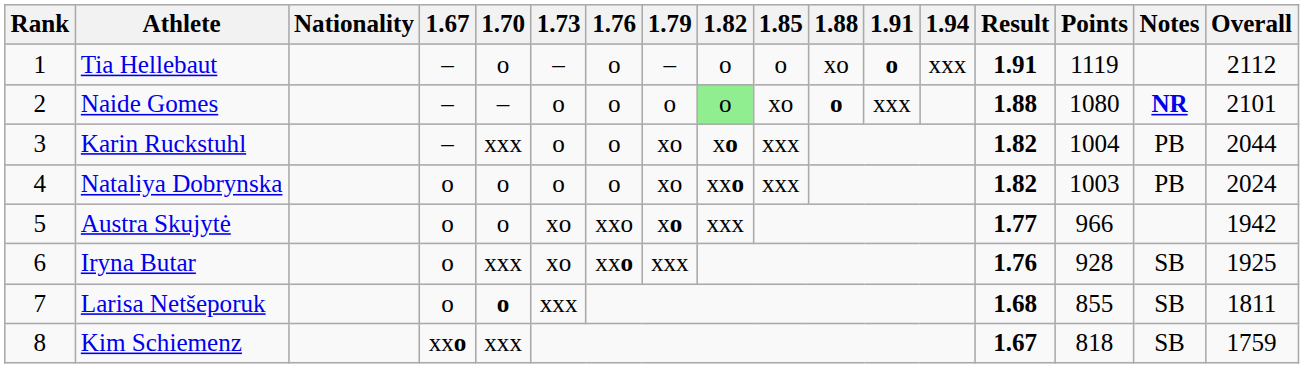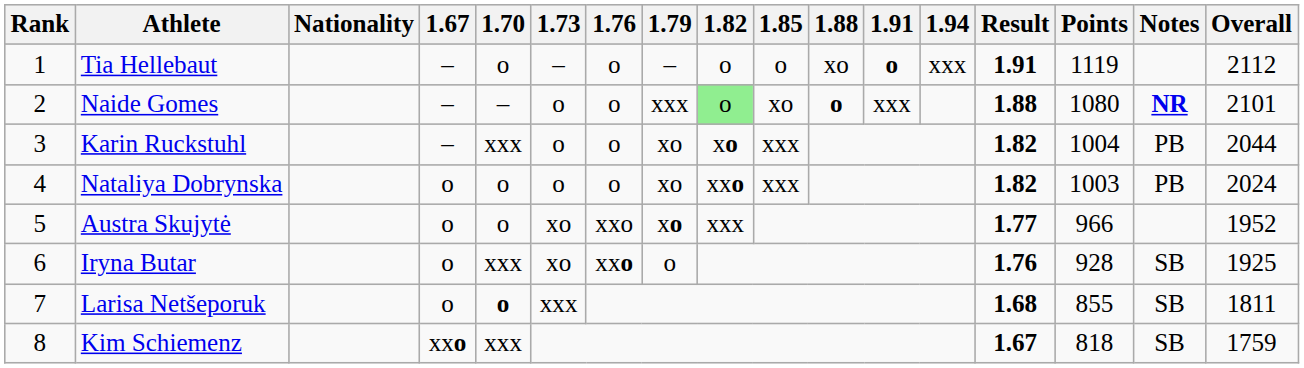(670, 104) o -> (670, 104) xxx
(1252, 223) 1942 -> (1252, 223) 1952
(670, 263) xxx -> (670, 263) o
